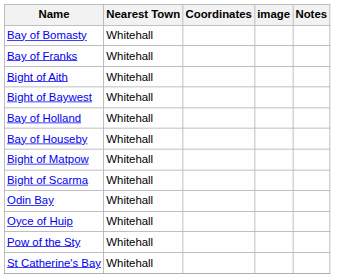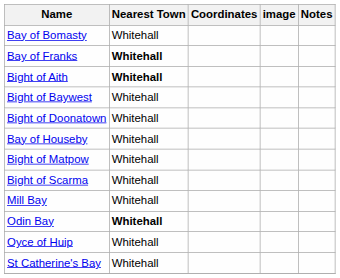(130, 56) normal -> (137, 56) bold
(130, 76) normal -> (137, 76) bold
+ row: (57, 118)
- row: (44, 118)
+ row: (27, 200)
(130, 200) normal -> (137, 221) bold
- row: (44, 242)
